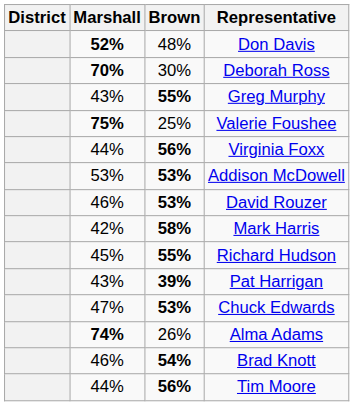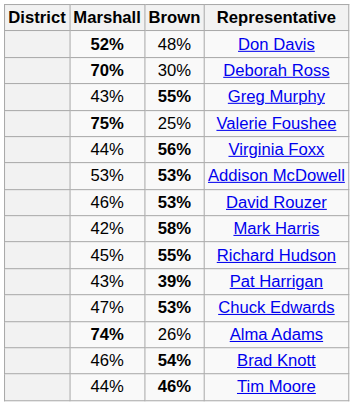(174, 387) 56% -> (174, 387) 46%
